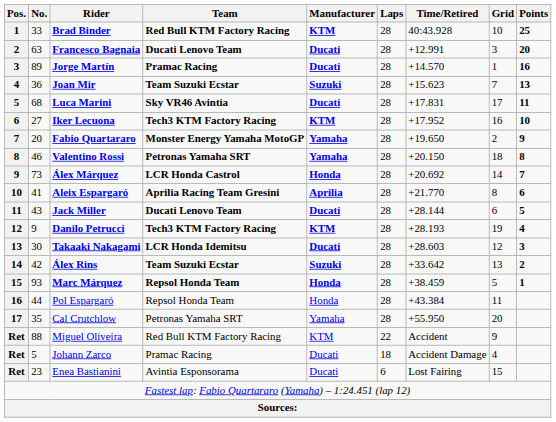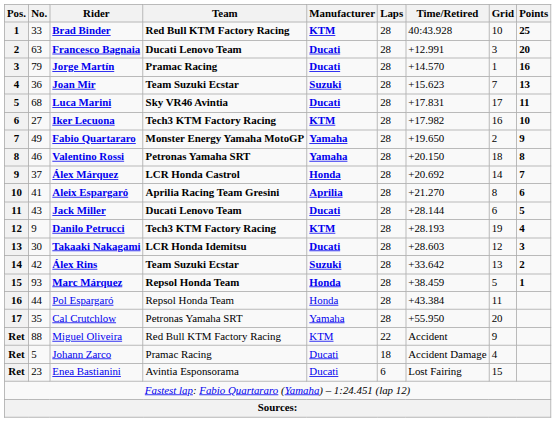(37, 66) 89 -> (37, 66) 79
(426, 120) +17.952 -> (426, 120) +17.982
(37, 138) 20 -> (37, 138) 49
(37, 174) 73 -> (37, 174) 37
(426, 192) +21.770 -> (426, 192) +21.270
